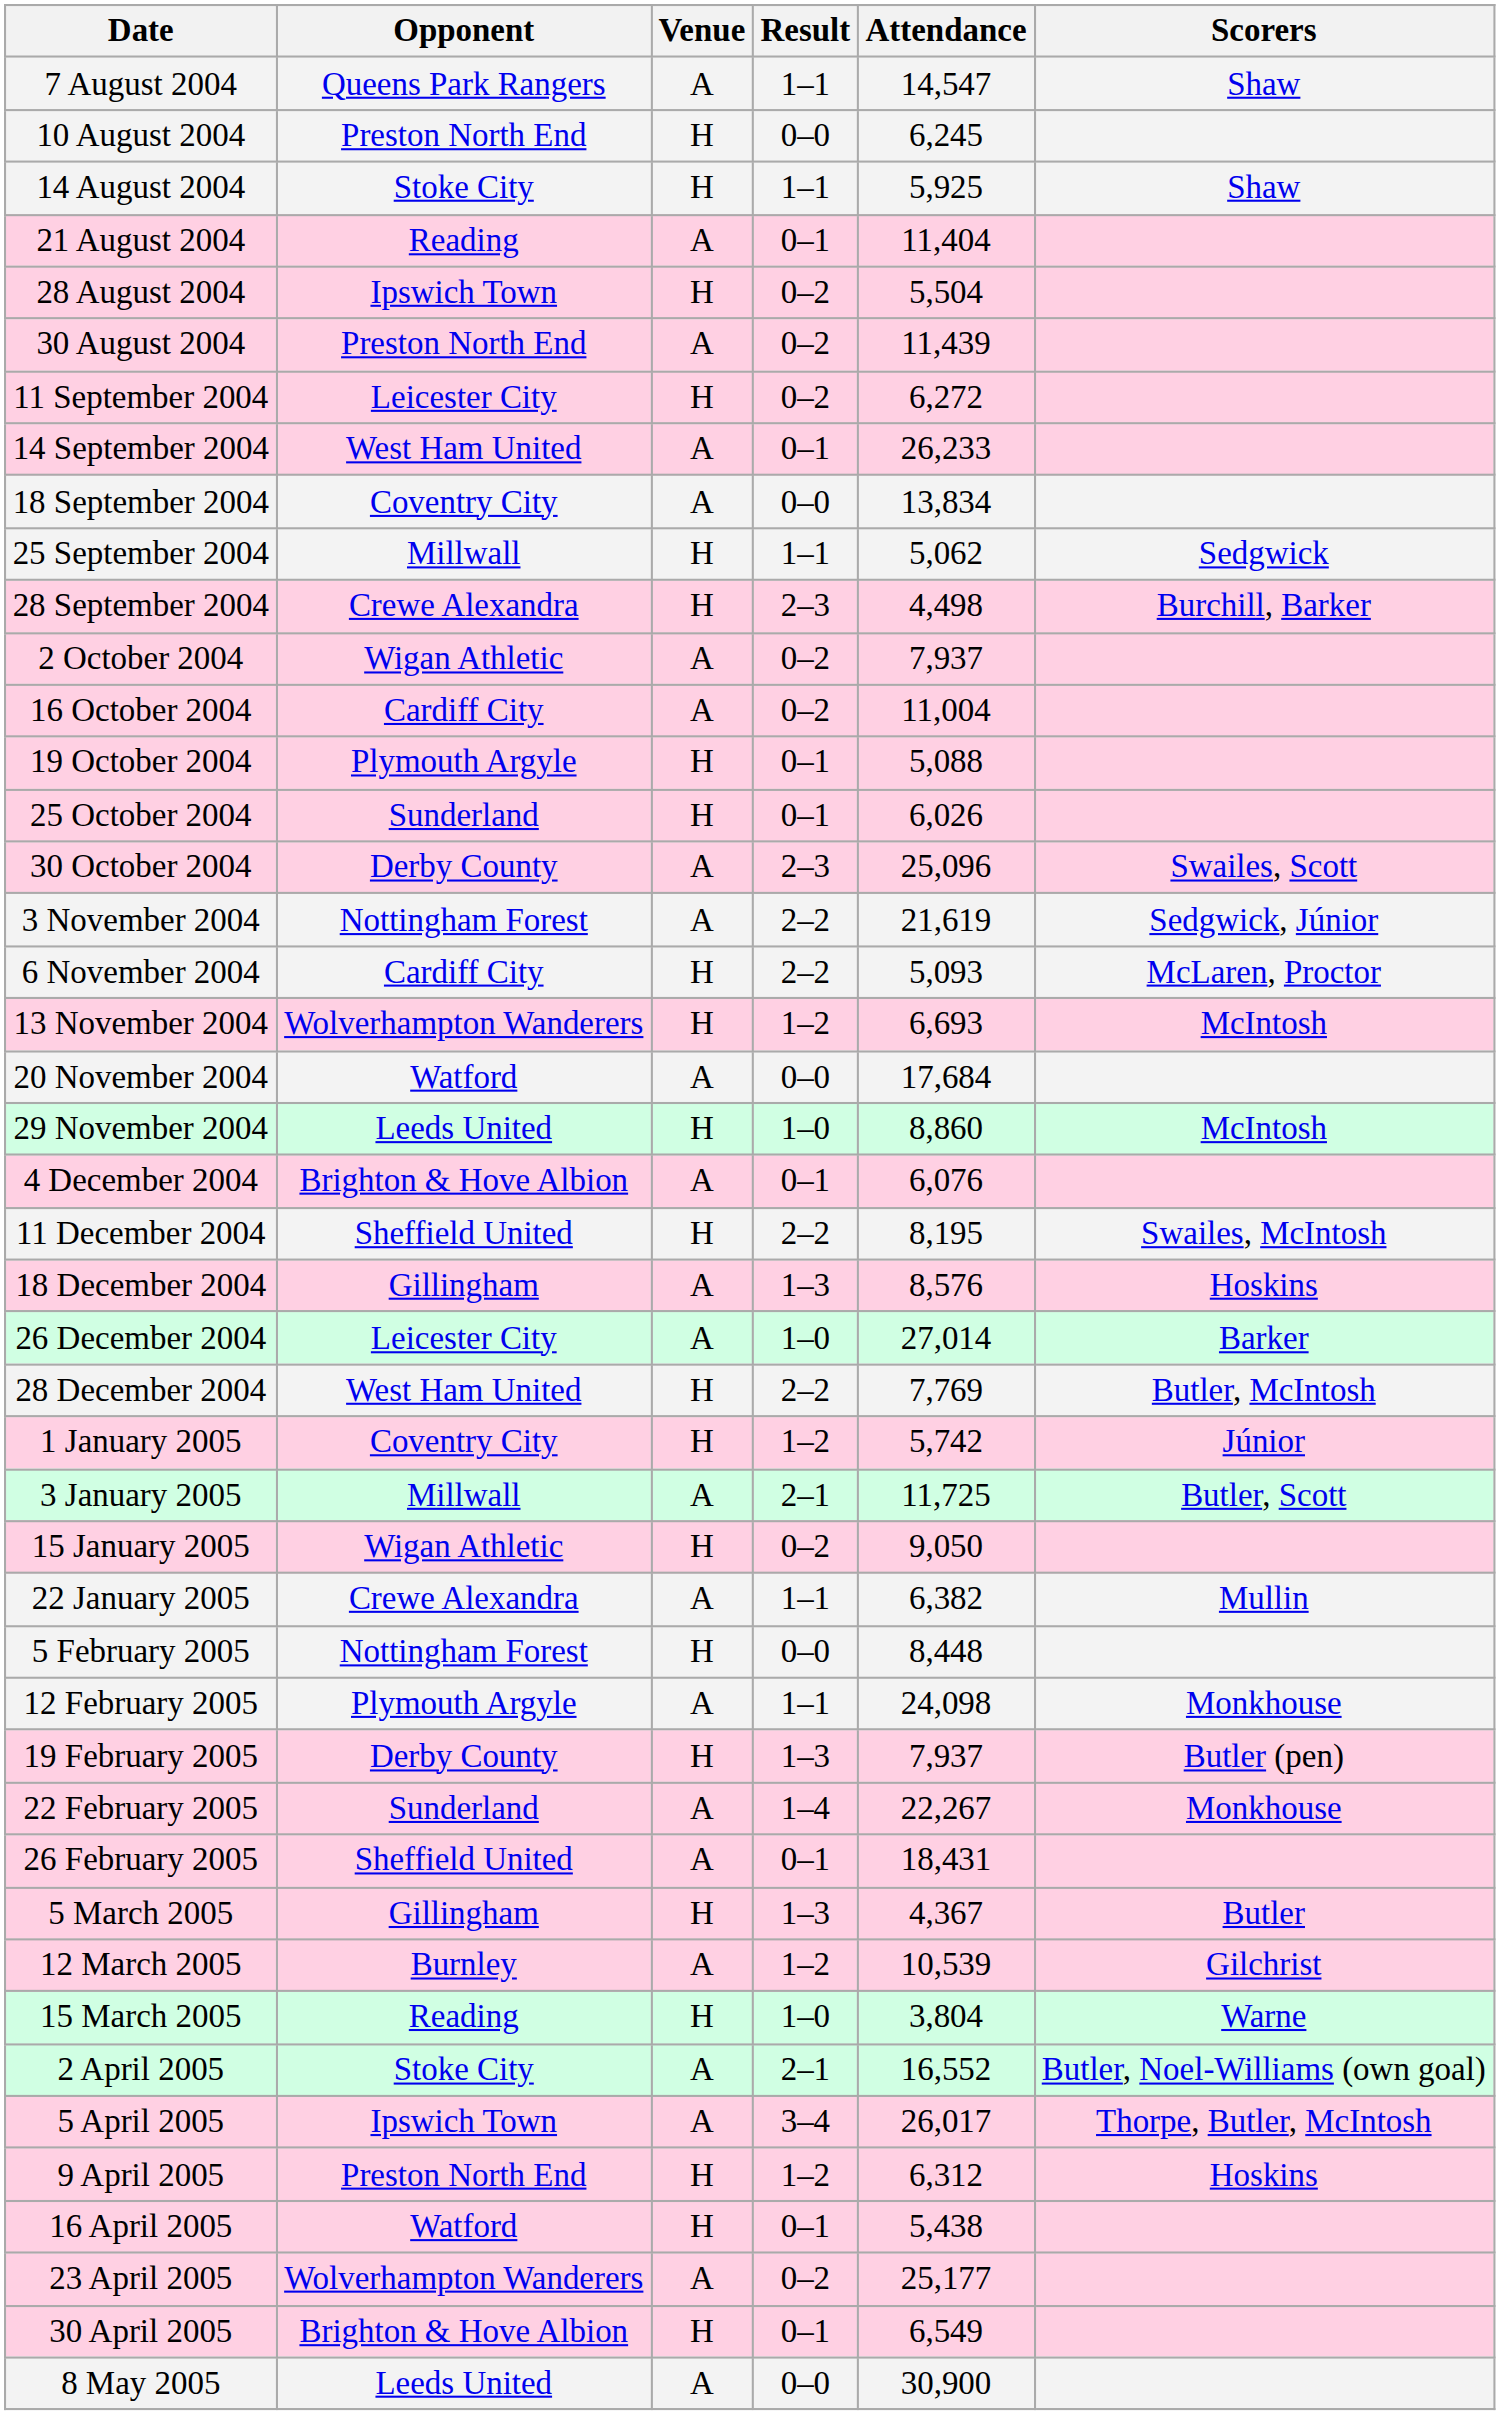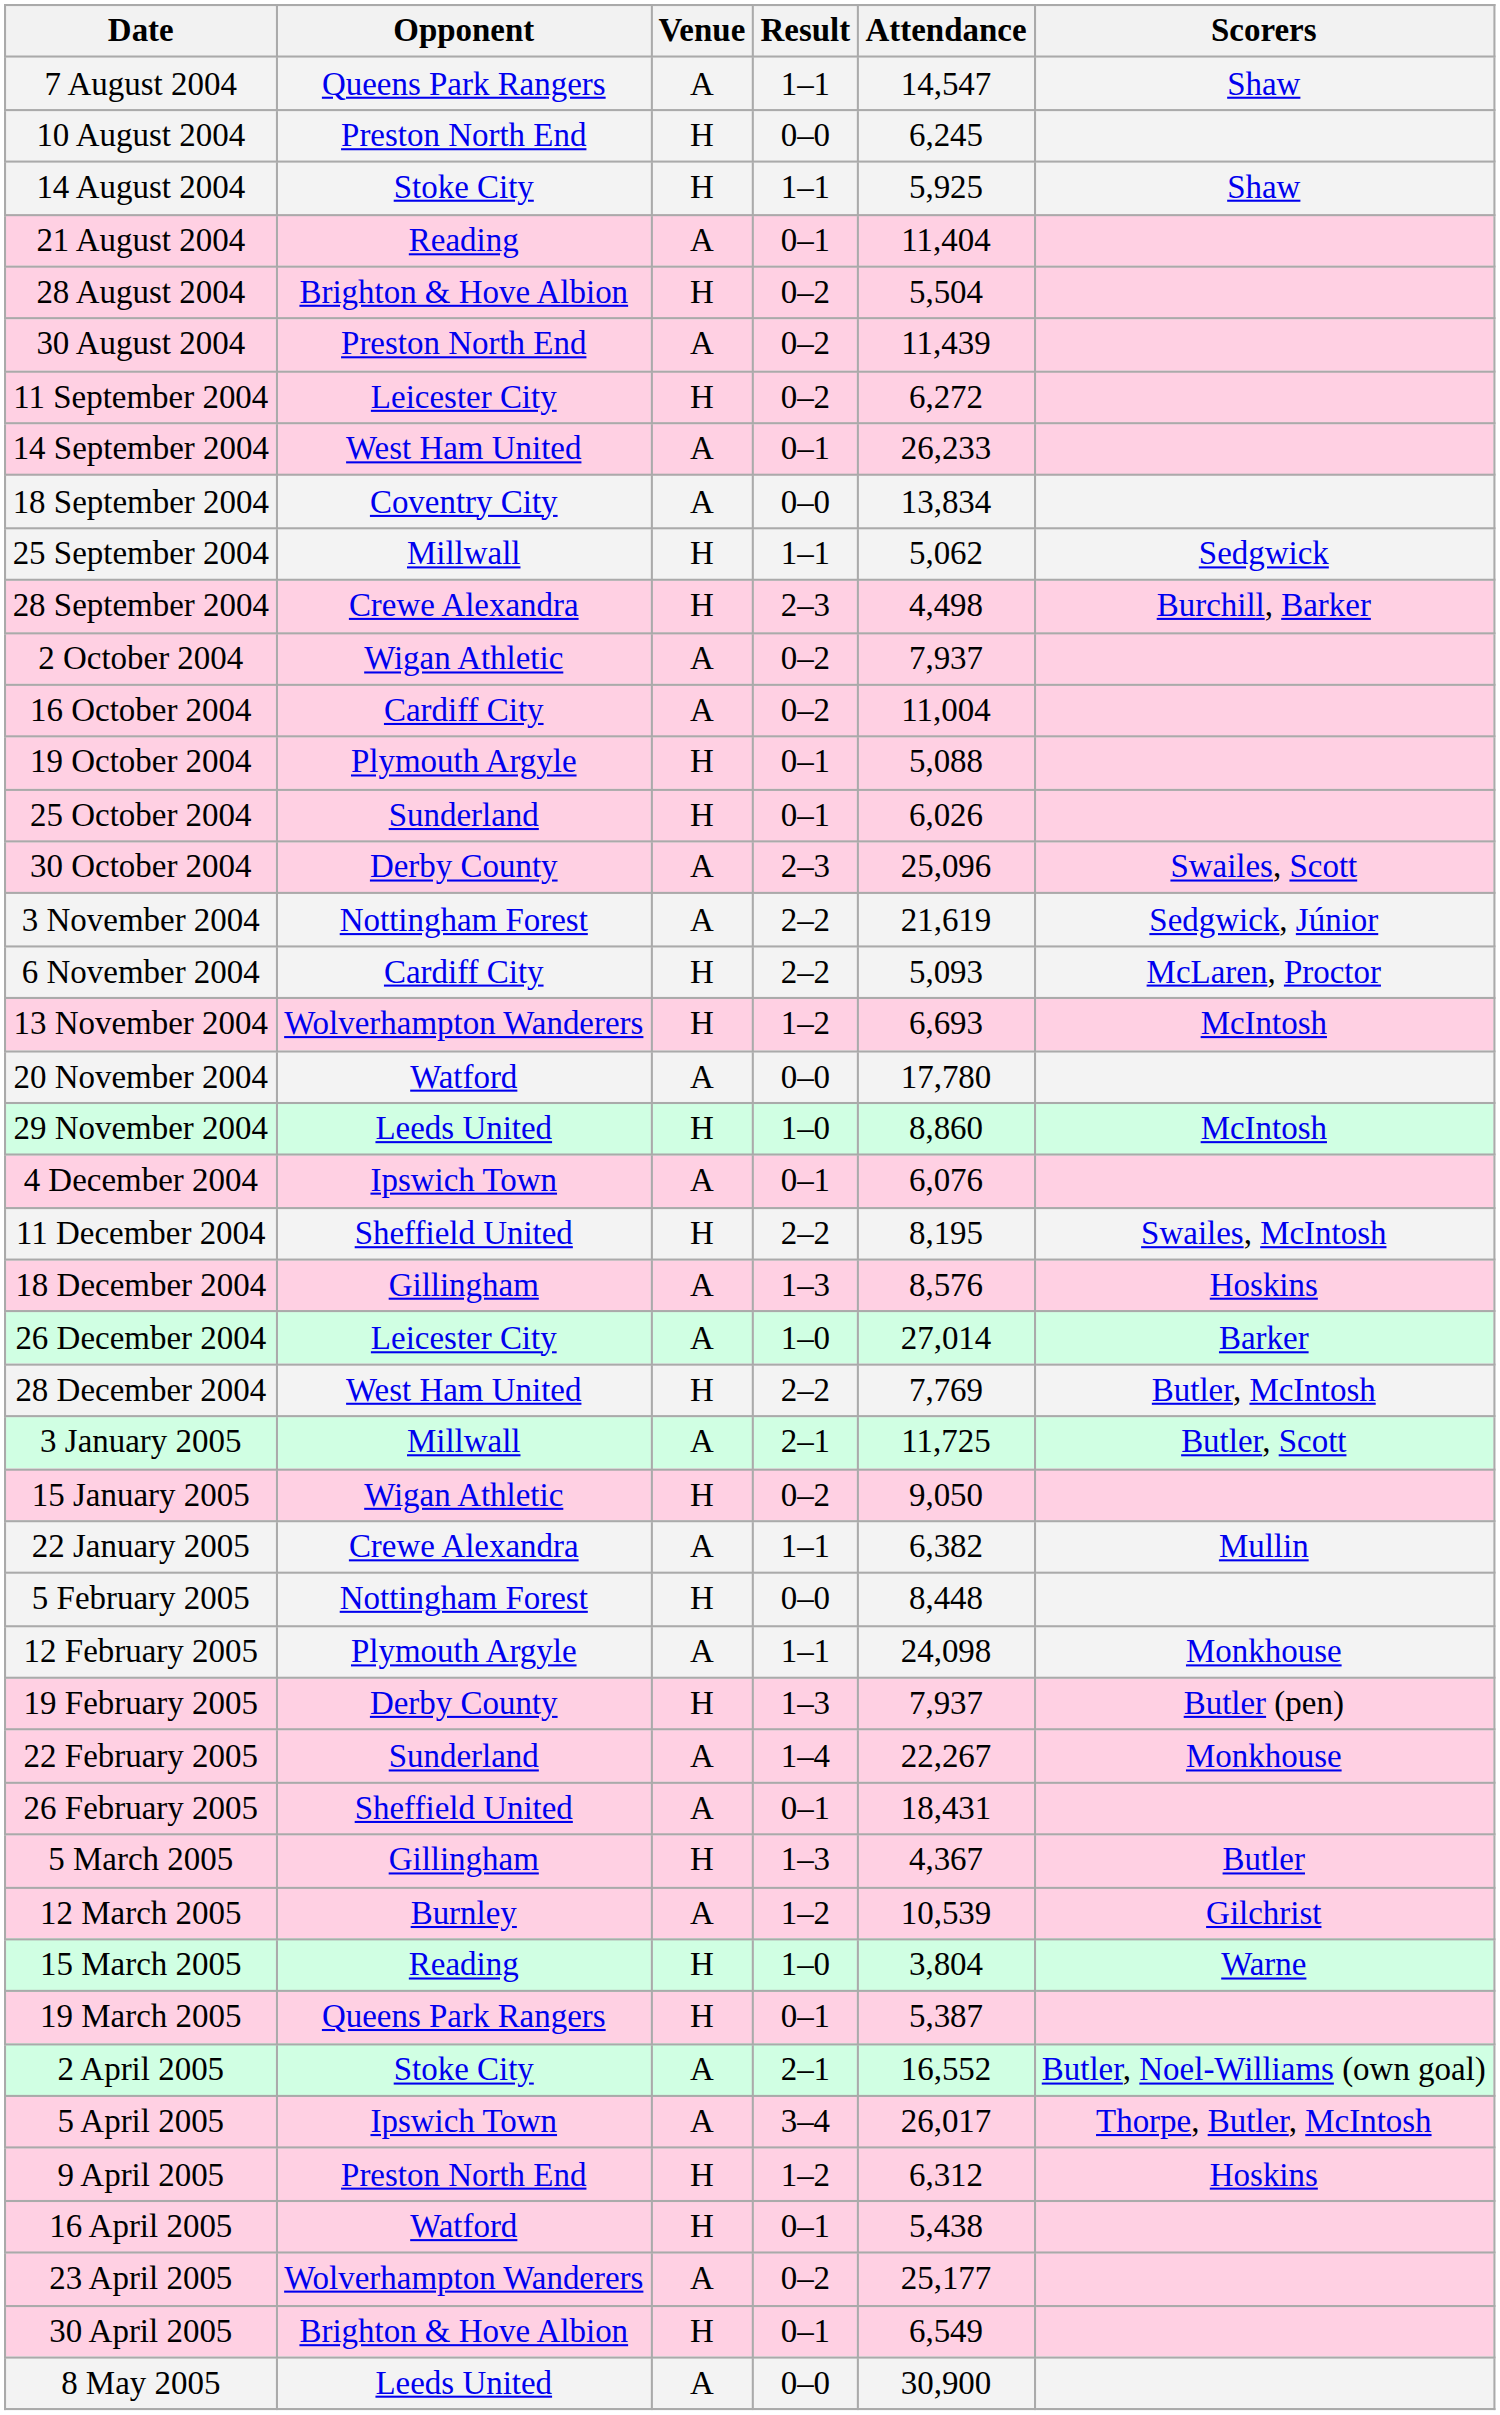(464, 291) Ipswich Town -> (464, 291) Brighton & Hove Albion
(946, 1076) 17,684 -> (946, 1076) 17,780
(464, 1180) Brighton & Hove Albion -> (464, 1180) Ipswich Town
- row: (141, 1441)
+ row: (141, 2016)
